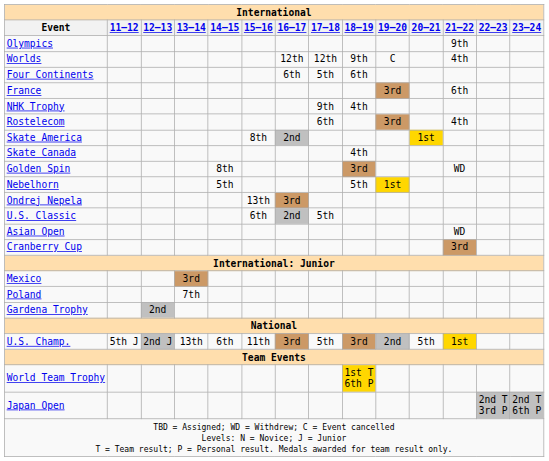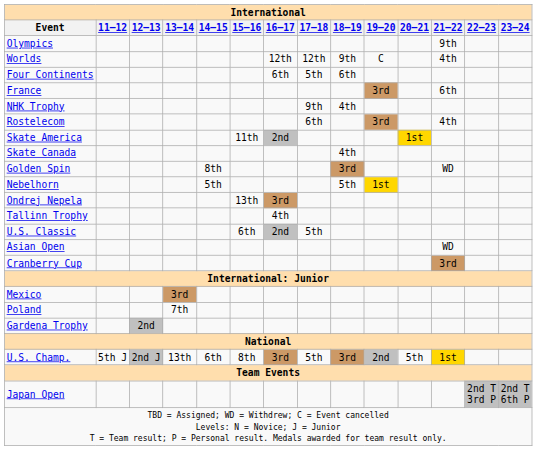(258, 138) 8th -> (247, 138) 11th
+ row: (47, 216)
(258, 341) 11th -> (247, 357) 8th
- row: (56, 378)
